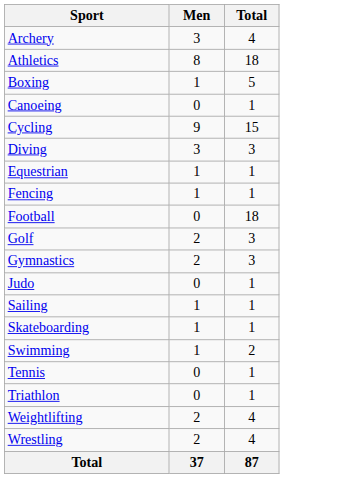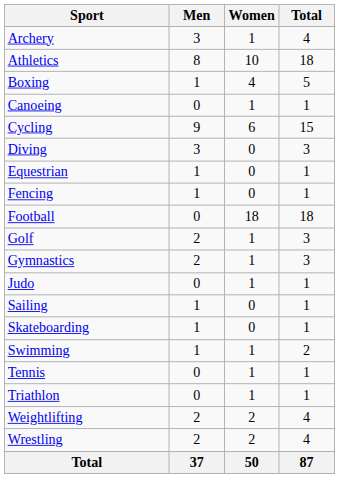+ column: (252, 15)
